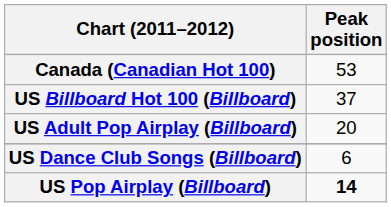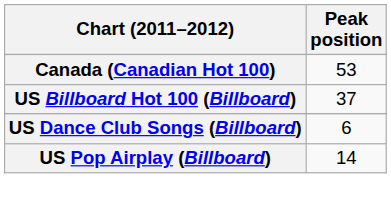- row: (155, 128)
(346, 187) bold -> (346, 157) normal
